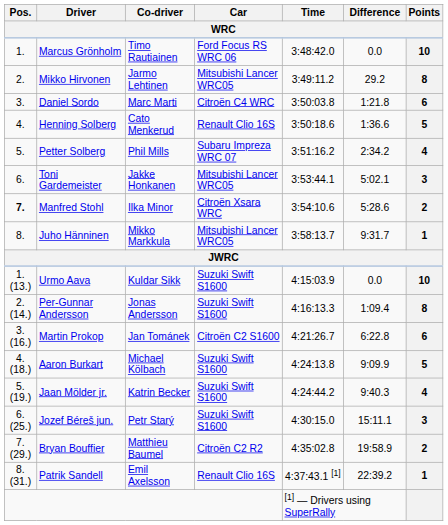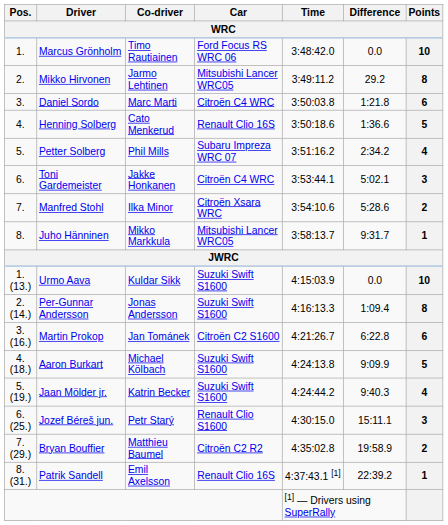(237, 180) Mitsubishi Lancer WRC05 -> (236, 180) Citroën C4 WRC
(20, 208) bold -> (20, 208) normal
(225, 420) Suzuki Swift S1600 -> (225, 420) Renault Clio S1600
